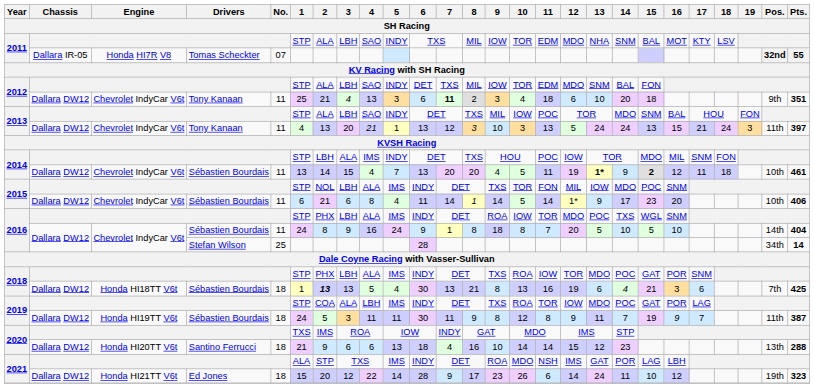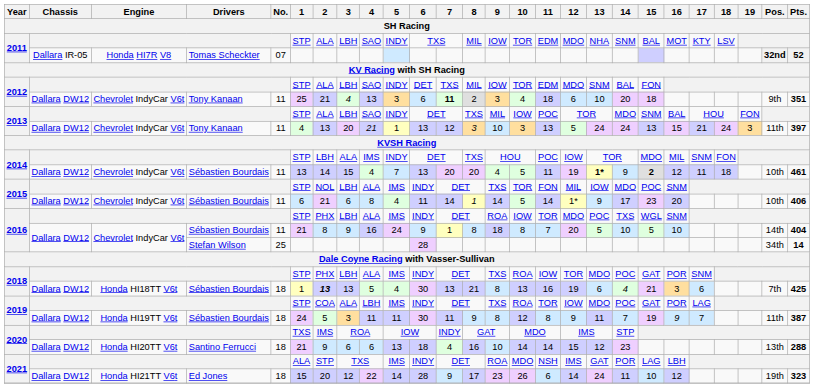(799, 55) 55 -> (799, 55) 52
(302, 230) 24 -> (302, 230) 21
